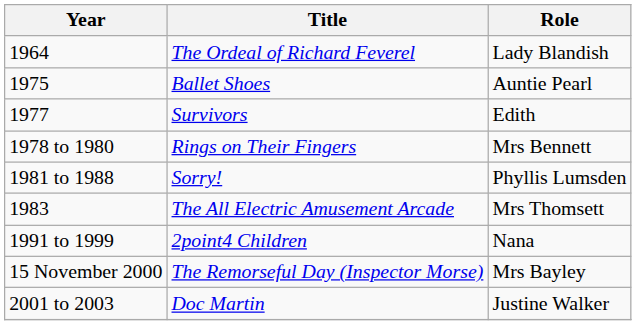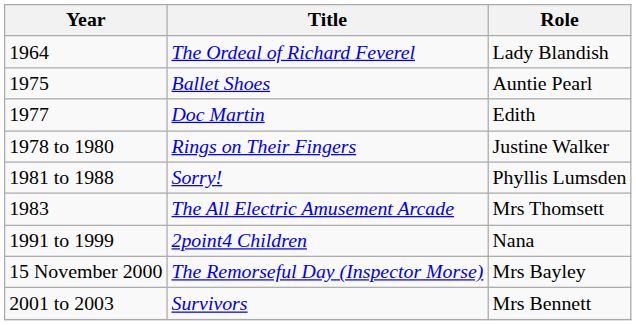(210, 114) Survivors -> (218, 114) Doc Martin
(542, 146) Mrs Bennett -> (551, 146) Justine Walker
(218, 303) Doc Martin -> (210, 303) Survivors
(551, 303) Justine Walker -> (542, 303) Mrs Bennett
